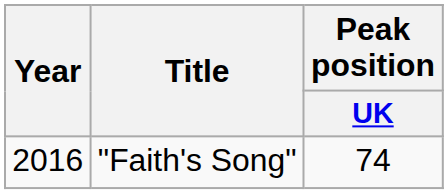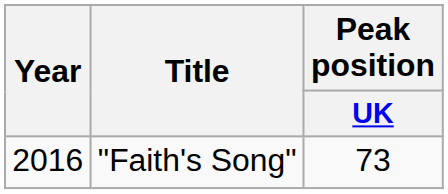(373, 161) 74 -> (373, 161) 73
